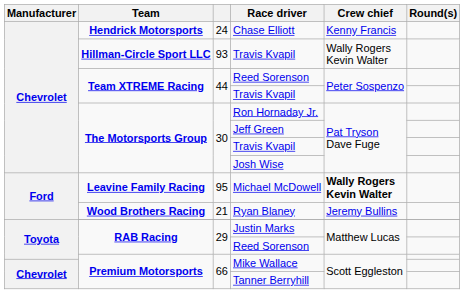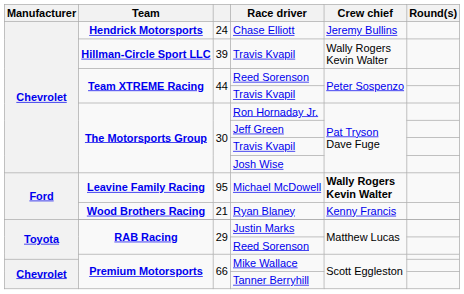(361, 31) Kenny Francis -> (362, 31) Jeremy Bullins
(222, 54) 93 -> (222, 54) 39
(362, 211) Jeremy Bullins -> (361, 211) Kenny Francis
